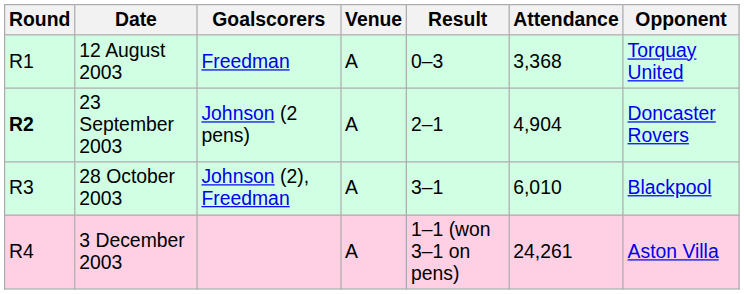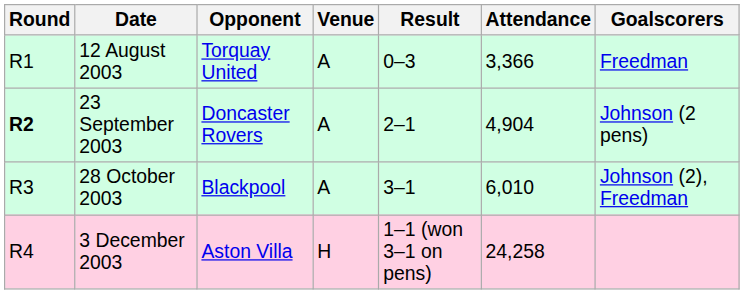columns swapped: (681, 19) <-> (269, 19)
(537, 61) 3,368 -> (510, 61) 3,366
(351, 251) A -> (324, 251) H
(543, 251) 24,261 -> (515, 251) 24,258
